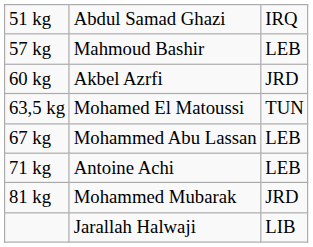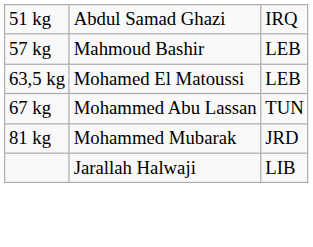- row: (30, 78)
(285, 108) TUN -> (283, 78) LEB
(283, 138) LEB -> (285, 108) TUN
- row: (30, 167)
